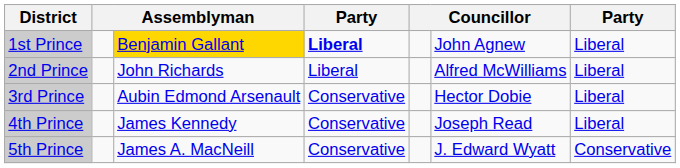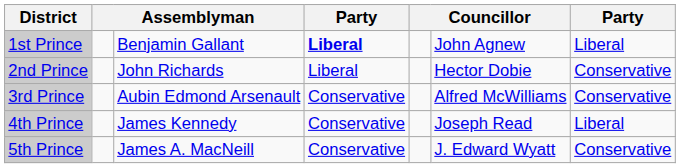(180, 44) gold background -> (180, 44) no background
(500, 70) Alfred McWilliams -> (483, 70) Hector Dobie
(599, 70) Liberal -> (623, 70) Conservative
(483, 96) Hector Dobie -> (500, 96) Alfred McWilliams
(599, 96) Liberal -> (623, 96) Conservative
